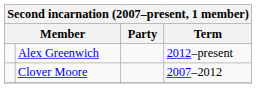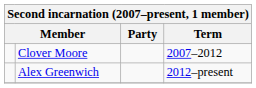rows swapped: (53, 72) <-> (58, 53)
